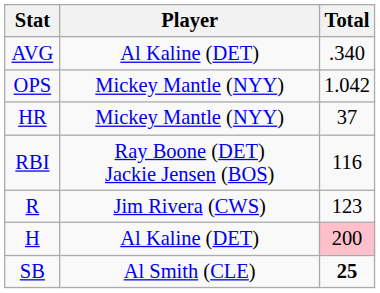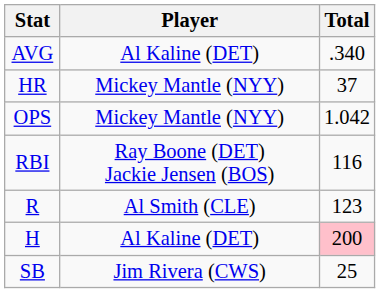rows swapped: (32, 85) <-> (32, 118)
(190, 206) Jim Rivera (CWS) -> (190, 206) Al Smith (CLE)
(190, 271) Al Smith (CLE) -> (190, 271) Jim Rivera (CWS)
(347, 271) bold -> (347, 271) normal
